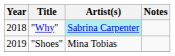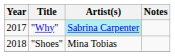(17, 28) 2018 -> (17, 28) 2017
(17, 43) 2019 -> (17, 43) 2018
